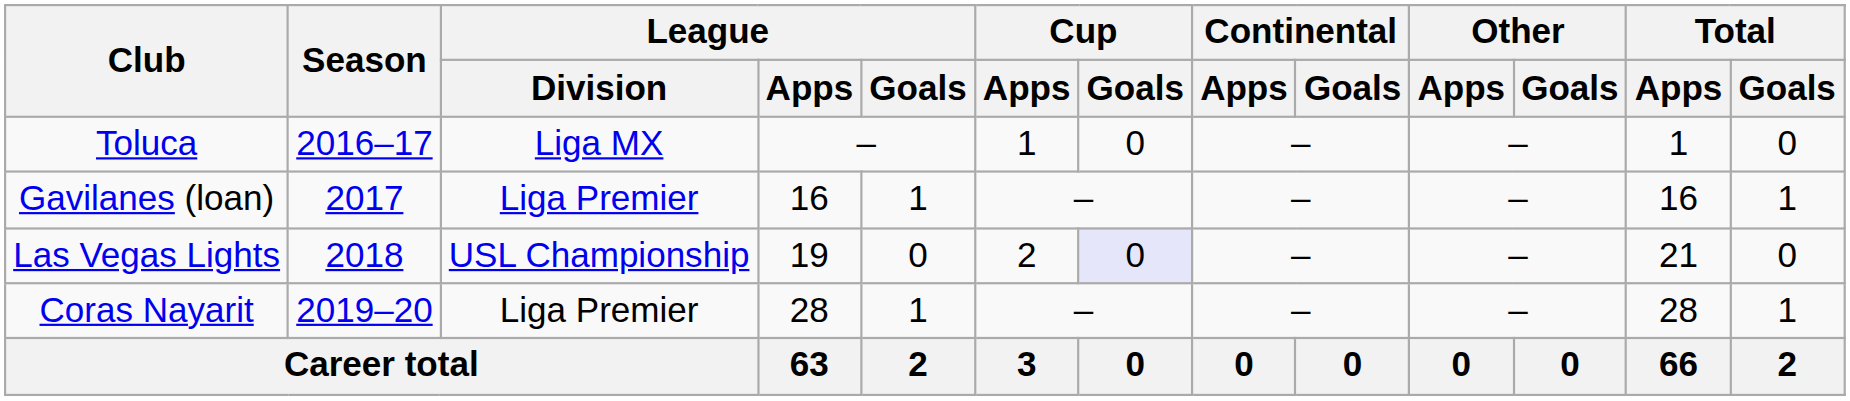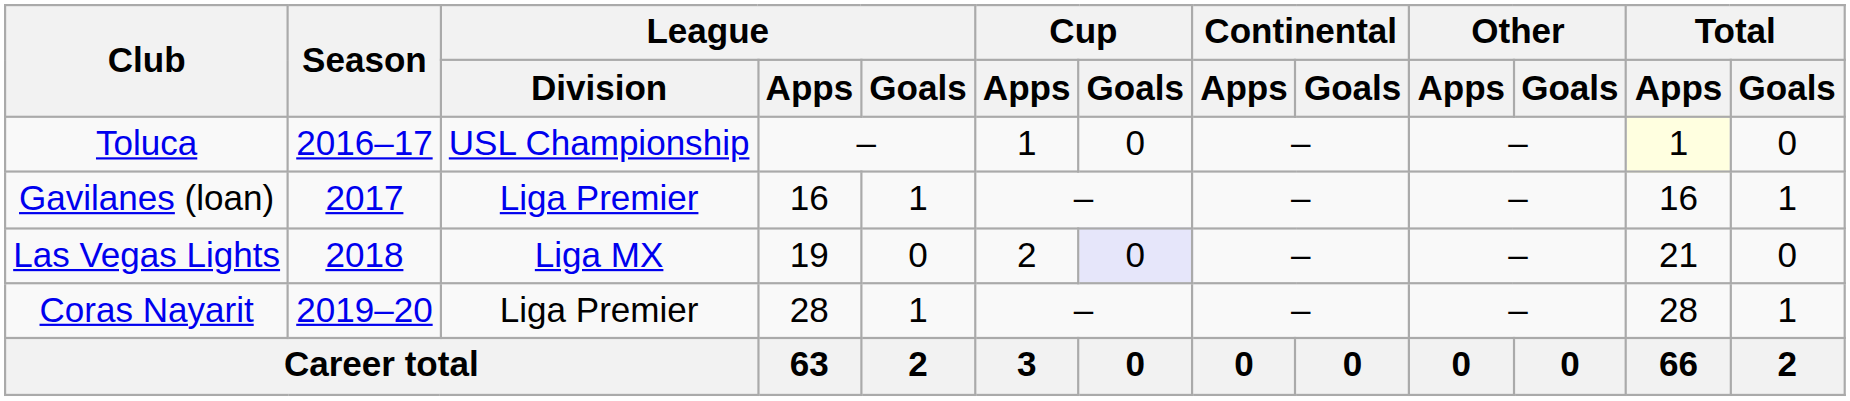(599, 143) Liga MX -> (599, 143) USL Championship
(1679, 143) no background -> (1679, 143) lightyellow background
(599, 254) USL Championship -> (599, 254) Liga MX
